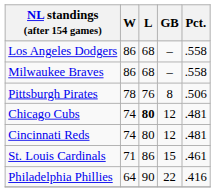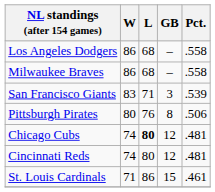+ row: (62, 93)
(130, 93) 78 -> (130, 114) 80
- row: (60, 176)
